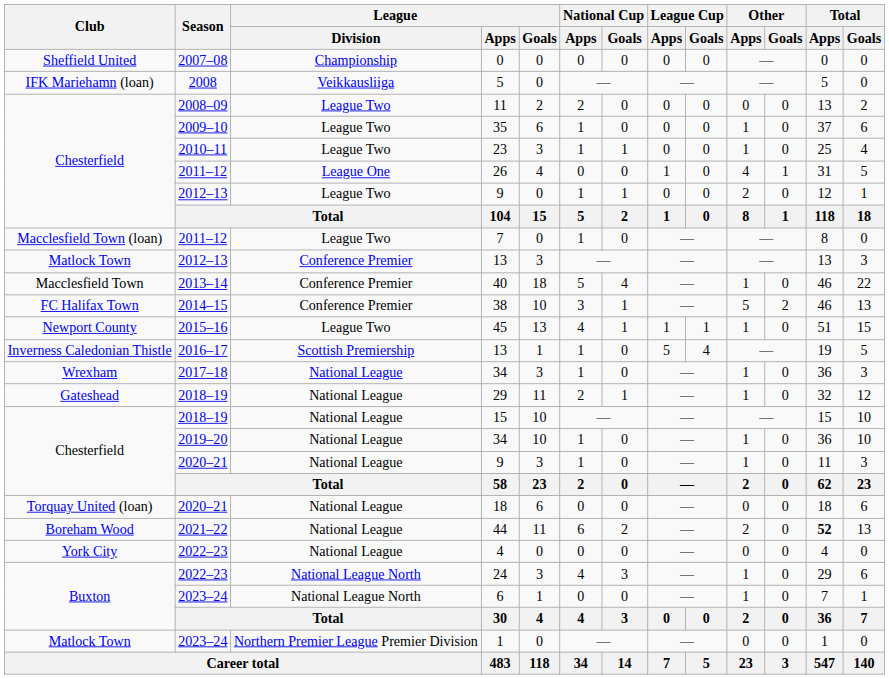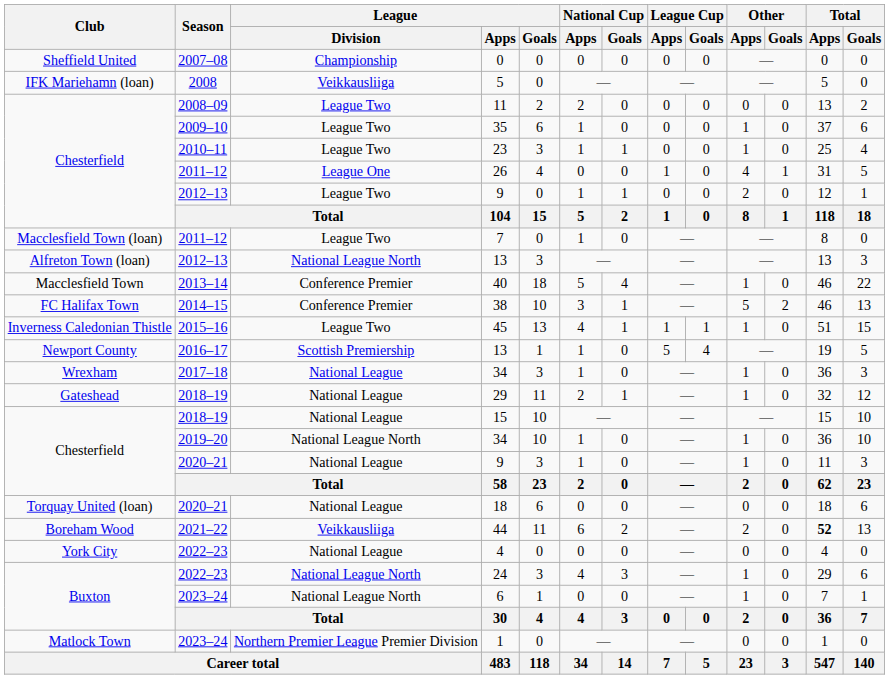(90, 261) Matlock Town -> (90, 261) Alfreton Town (loan)
(356, 261) Conference Premier -> (356, 261) National League North
(90, 328) Newport County -> (90, 328) Inverness Caledonian Thistle
(90, 350) Inverness Caledonian Thistle -> (90, 350) Newport County
(356, 439) National League -> (356, 439) National League North
(356, 529) National League -> (356, 529) Veikkausliiga
